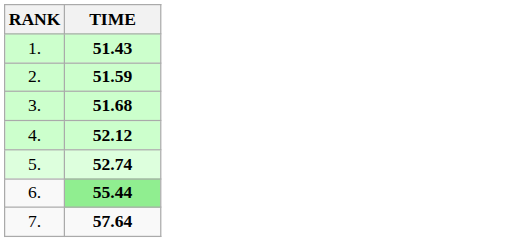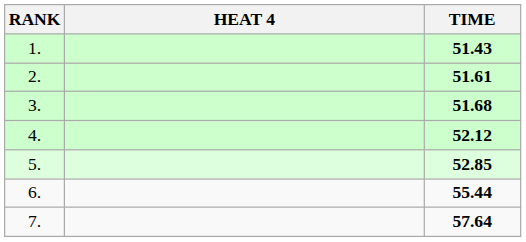+ column: (244, 19)
(113, 77) 51.59 -> (472, 77) 51.61
(113, 164) 52.74 -> (472, 164) 52.85
(113, 193) lightgreen background -> (472, 193) no background
